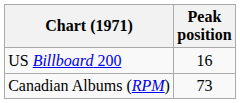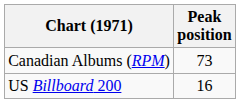rows swapped: (89, 85) <-> (65, 60)
